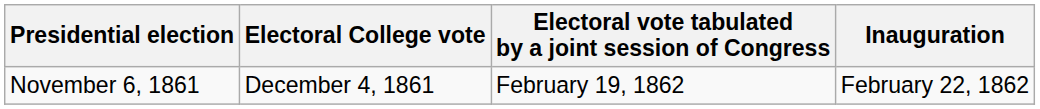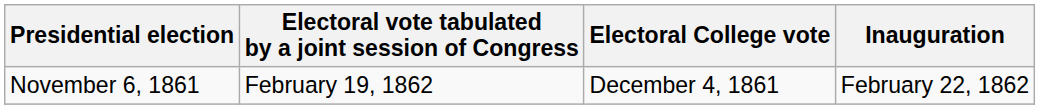columns swapped: (365, 35) <-> (663, 35)
